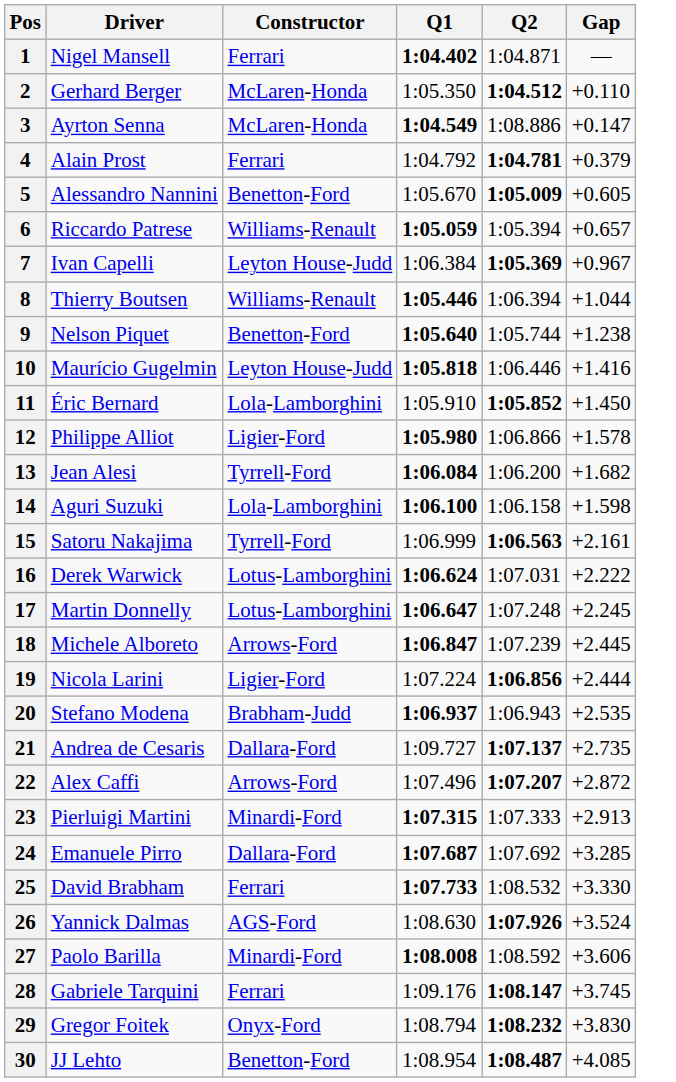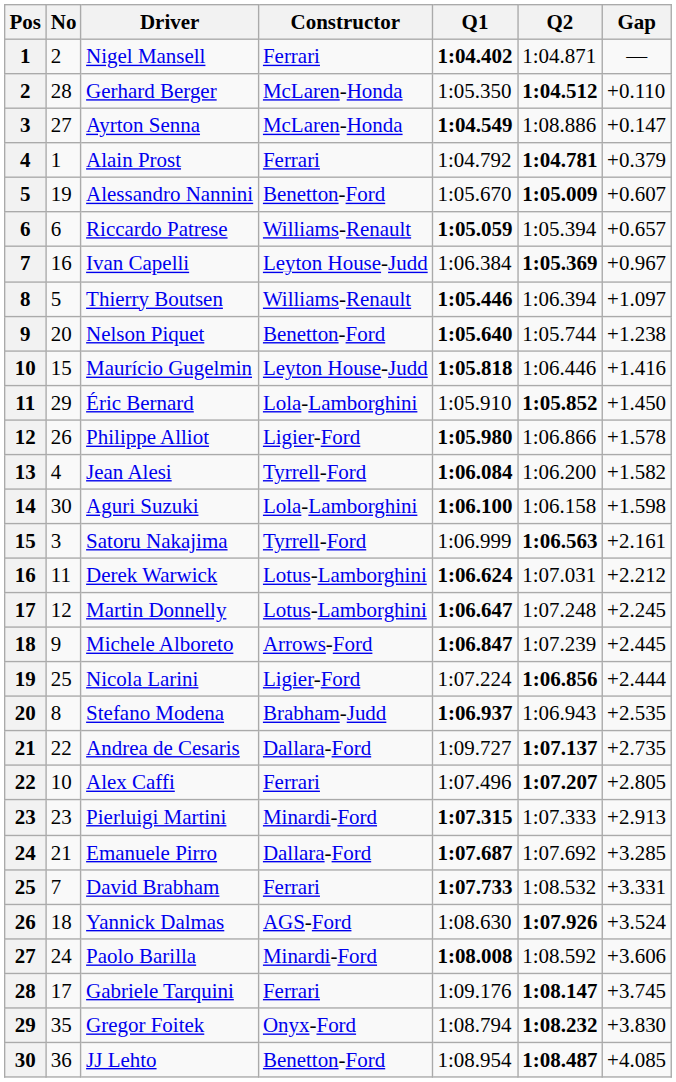+ column: (64, 21)
(601, 194) +0.605 -> (637, 194) +0.607
(601, 298) +1.044 -> (637, 298) +1.097
(601, 471) +1.682 -> (637, 471) +1.582
(601, 575) +2.222 -> (637, 575) +2.212
(282, 782) Arrows-Ford -> (291, 782) Ferrari
(601, 782) +2.872 -> (637, 782) +2.805
(601, 886) +3.330 -> (637, 886) +3.331
